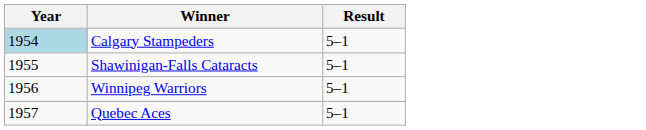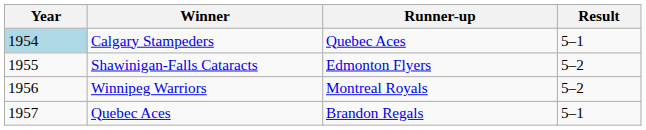+ column: (440, 16)
(337, 64) 5–1 -> (572, 64) 5–2
(337, 88) 5–1 -> (572, 88) 5–2
